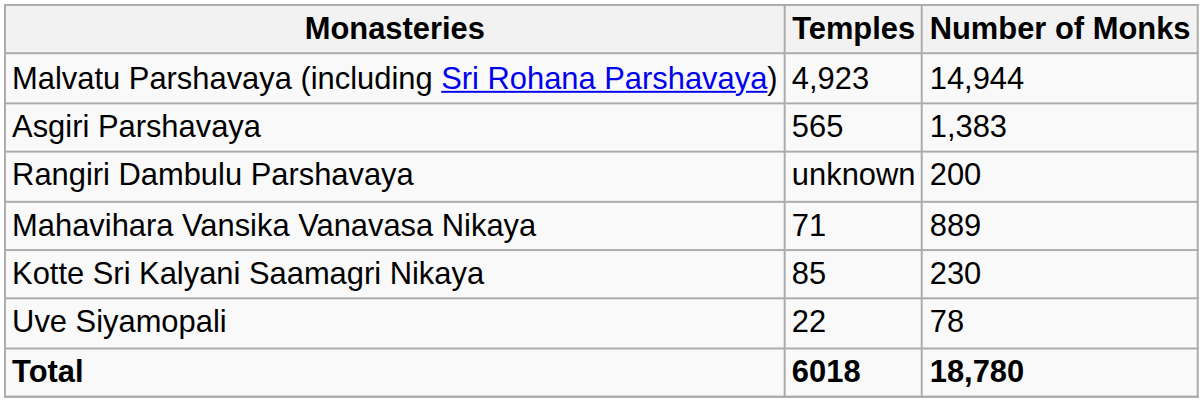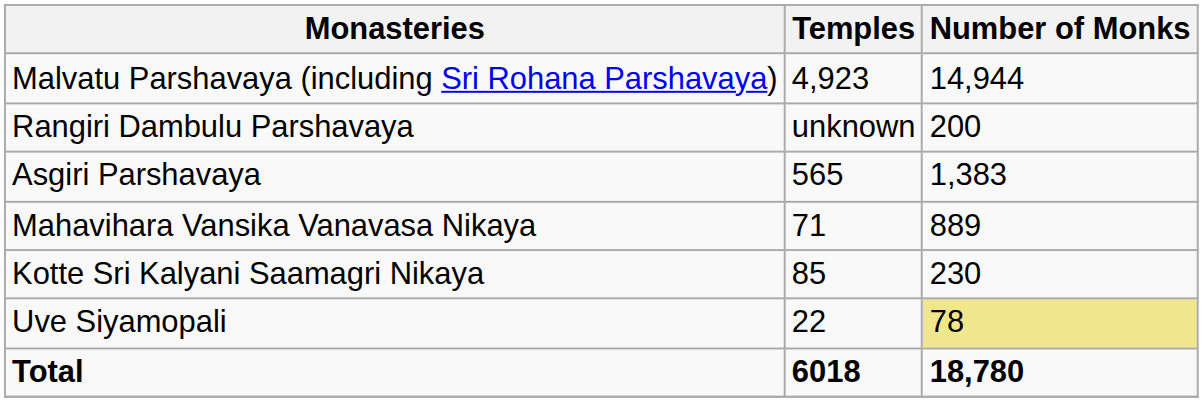rows swapped: (137, 126) <-> (213, 175)
(947, 322) no background -> (947, 322) khaki background
